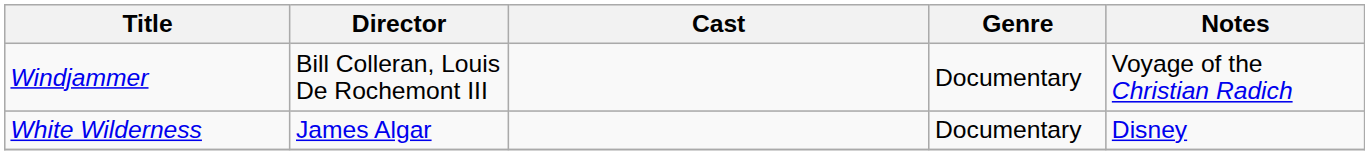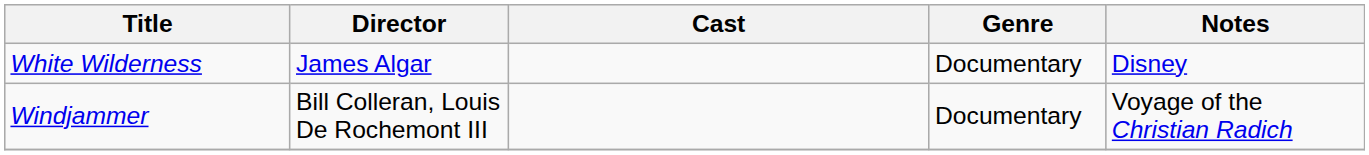rows swapped: (106, 129) <-> (79, 76)
